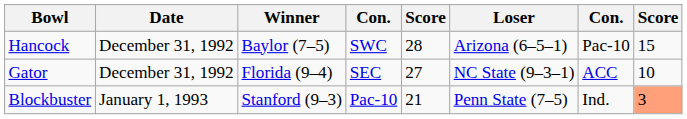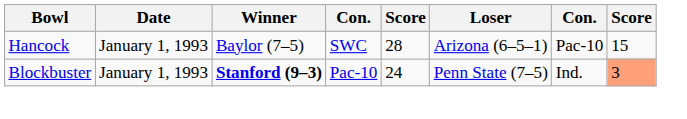(166, 45) December 31, 1992 -> (154, 45) January 1, 1993
- row: (28, 72)
(292, 99) normal -> (269, 72) bold
(414, 99) 21 -> (394, 72) 24
